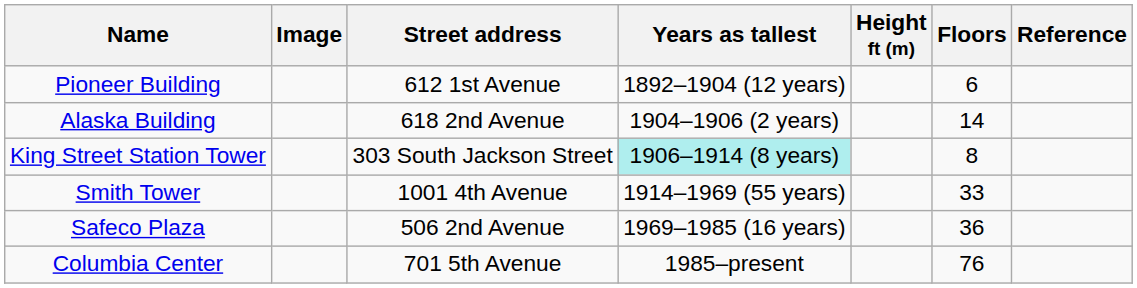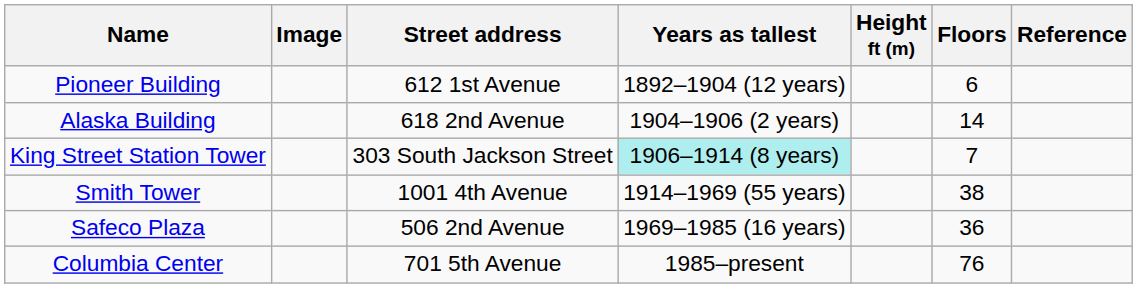(972, 156) 8 -> (972, 156) 7
(972, 192) 33 -> (972, 192) 38
